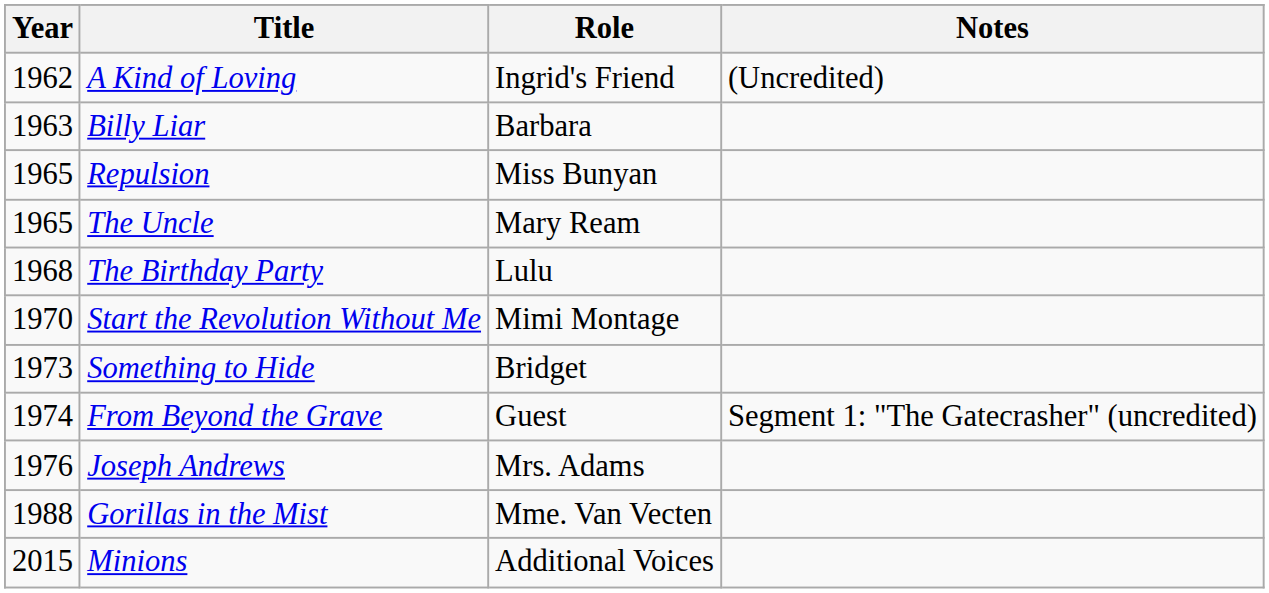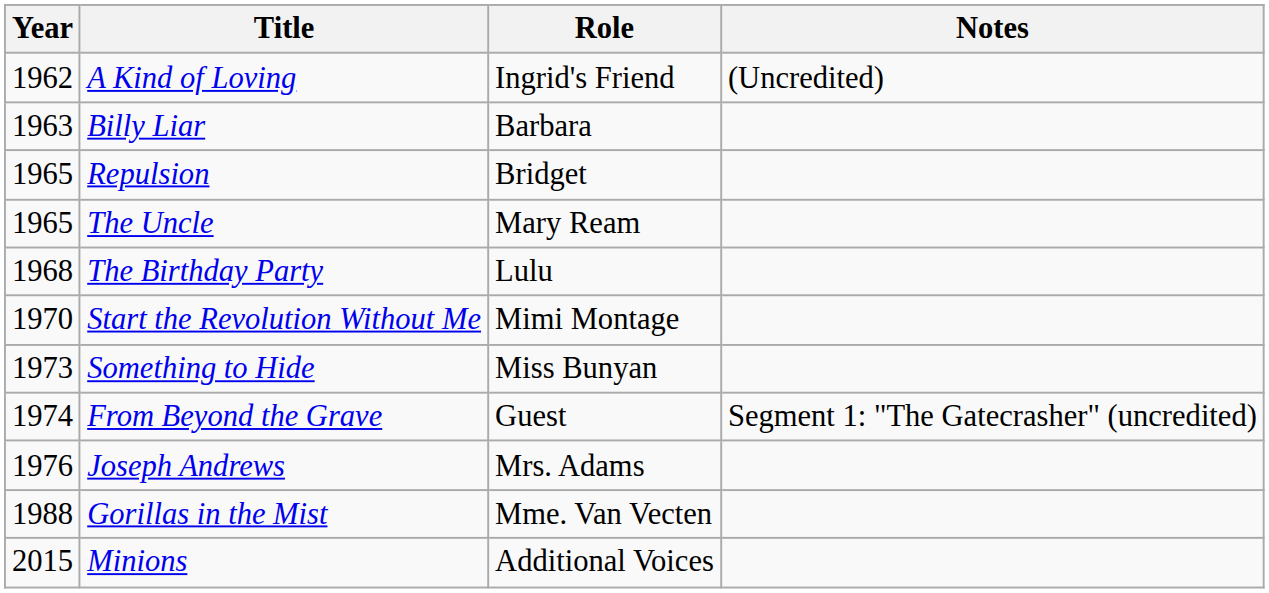(576, 174) Miss Bunyan -> (541, 174) Bridget
(541, 367) Bridget -> (576, 367) Miss Bunyan
